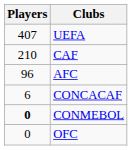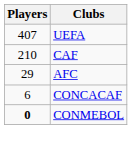(27, 74) 96 -> (27, 74) 29
- row: (65, 134)
